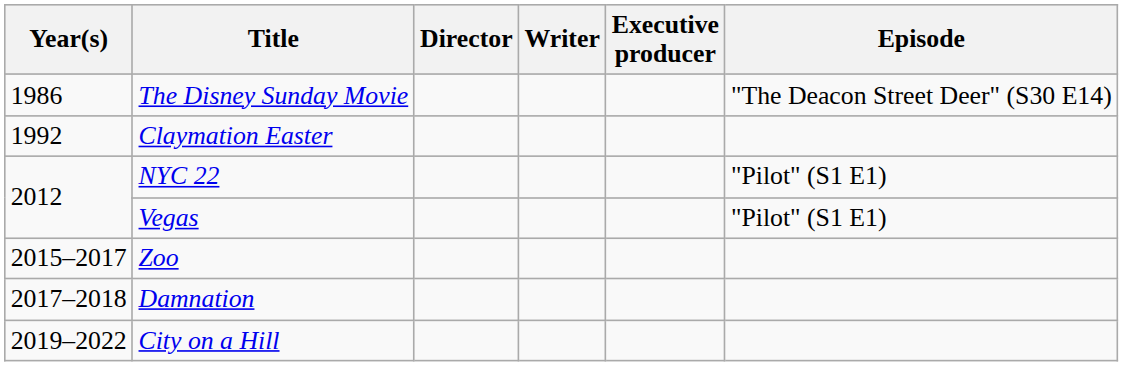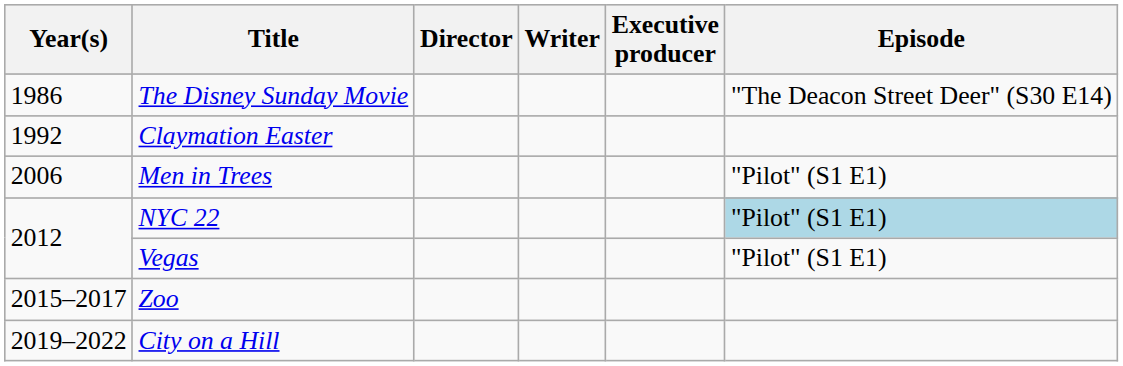+ row: (205, 176)
(809, 176) no background -> (809, 217) lightblue background
- row: (196, 299)
